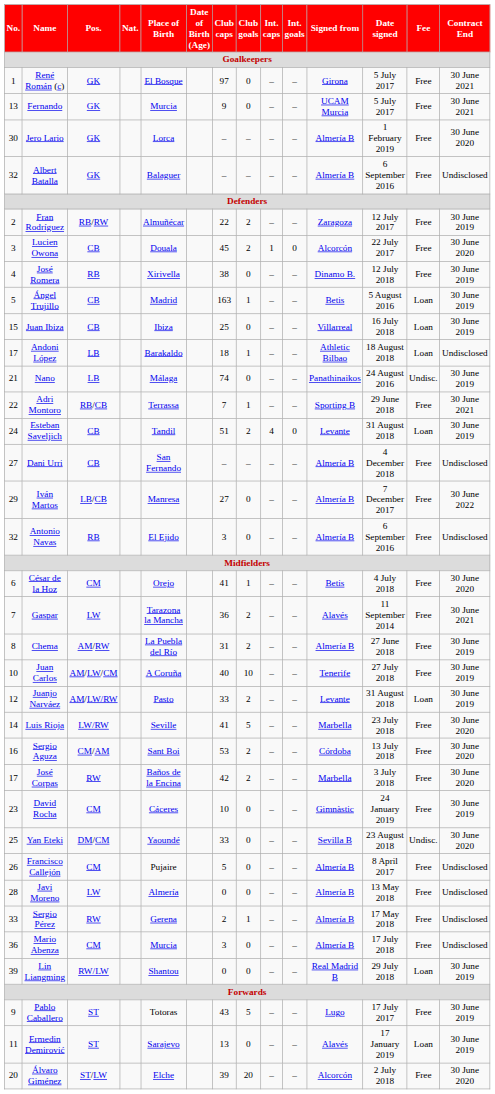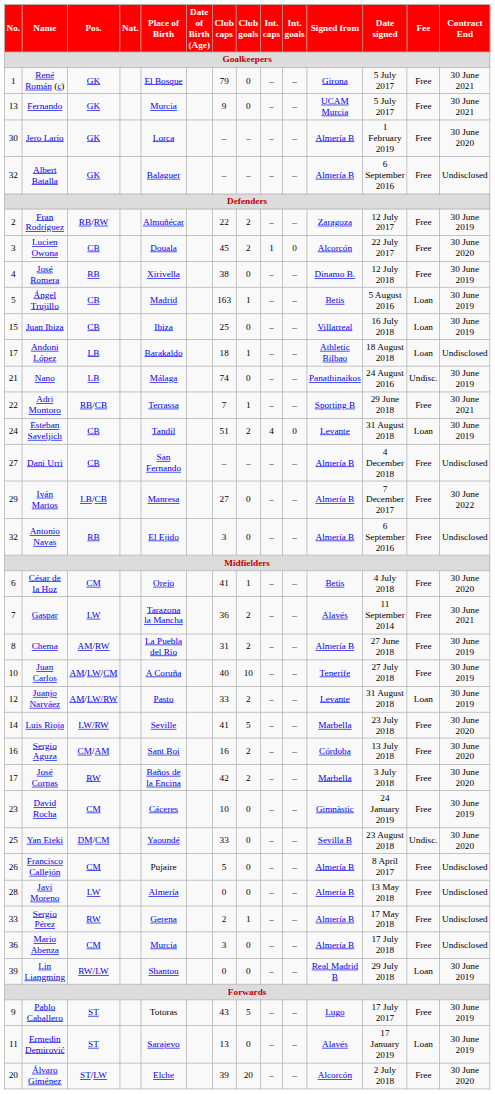(224, 80) 97 -> (224, 80) 79
(224, 751) 53 -> (224, 751) 16
